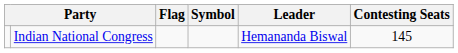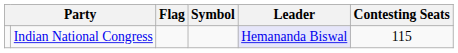(294, 36) no background -> (294, 36) lavender background
(402, 36) 145 -> (402, 36) 115
